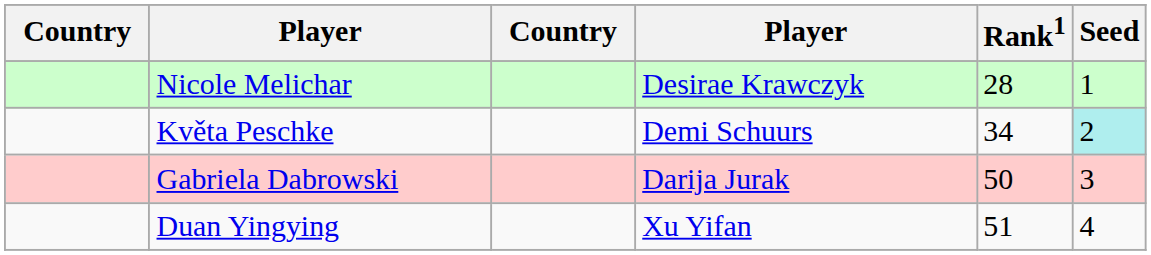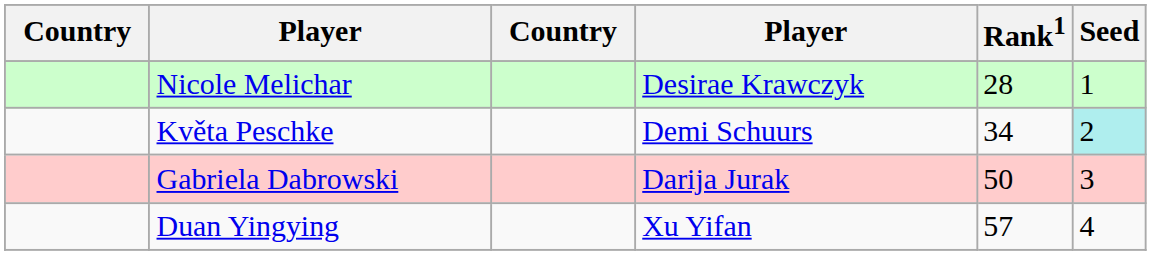(998, 226) 51 -> (998, 226) 57
